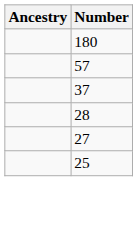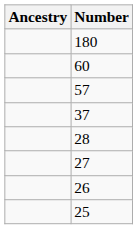+ row: (82, 65)
+ row: (82, 187)
